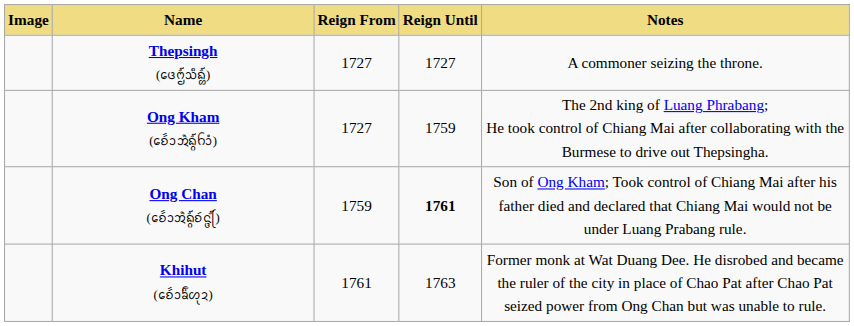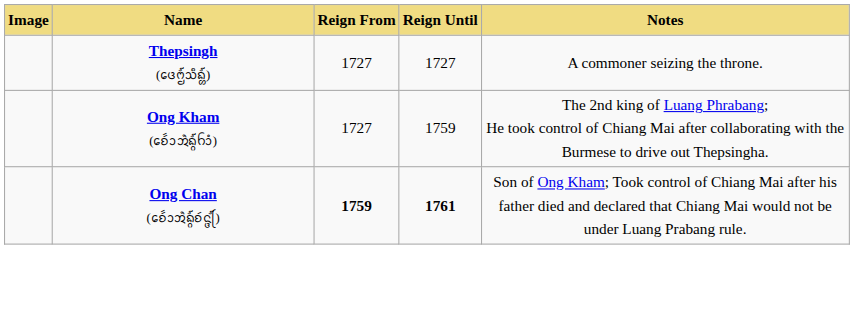(357, 206) normal -> (357, 206) bold
- row: (183, 283)
